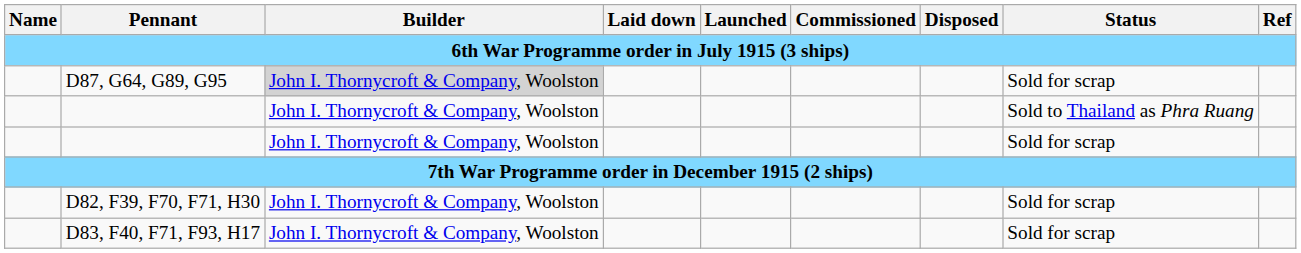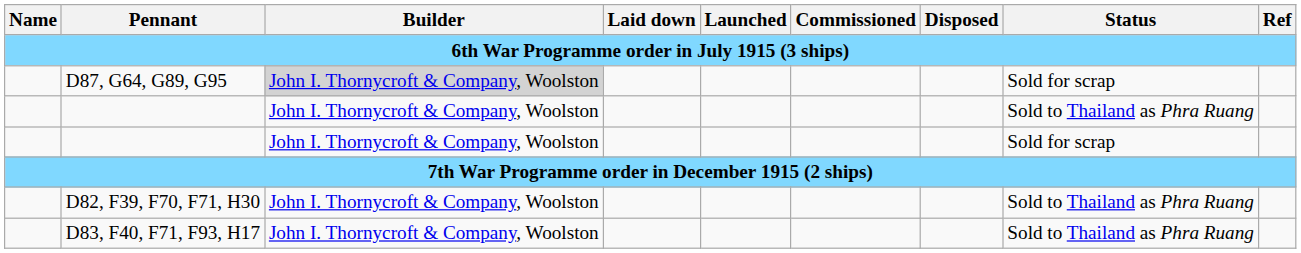(1061, 202) Sold for scrap -> (1131, 202) Sold to Thailand as Phra Ruang
(1061, 232) Sold for scrap -> (1131, 232) Sold to Thailand as Phra Ruang
